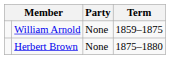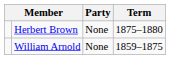rows swapped: (47, 29) <-> (46, 46)
